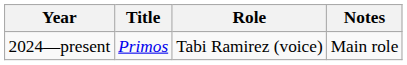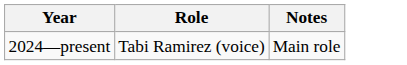- column: (143, 18)
